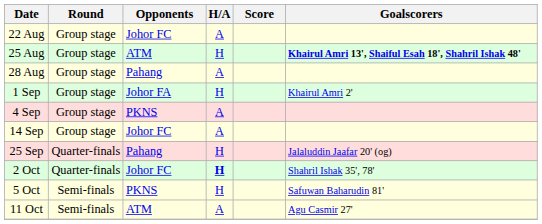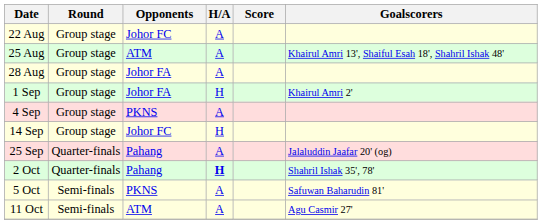(220, 53) H -> (220, 53) A
(404, 53) bold -> (396, 54) normal
(144, 72) Pahang -> (149, 72) Johor FA
(220, 131) A -> (220, 131) H
(220, 151) H -> (220, 151) A
(149, 170) Johor FC -> (144, 170) Pahang
(220, 190) H -> (220, 190) A
